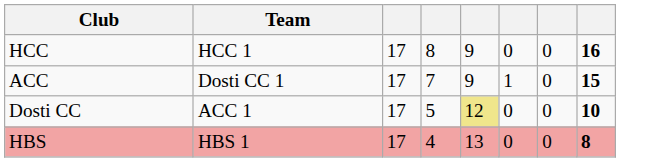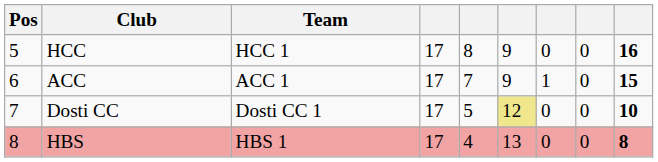+ column: (23, 19)
(241, 80) Dosti CC 1 -> (262, 80) ACC 1
(225, 111) ACC 1 -> (279, 111) Dosti CC 1
